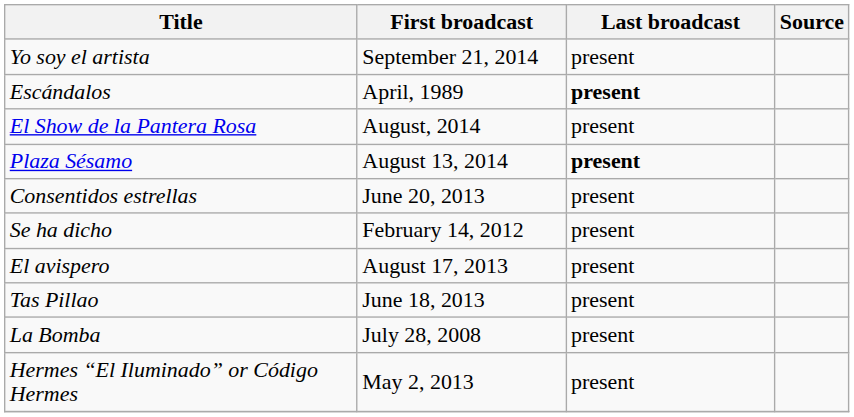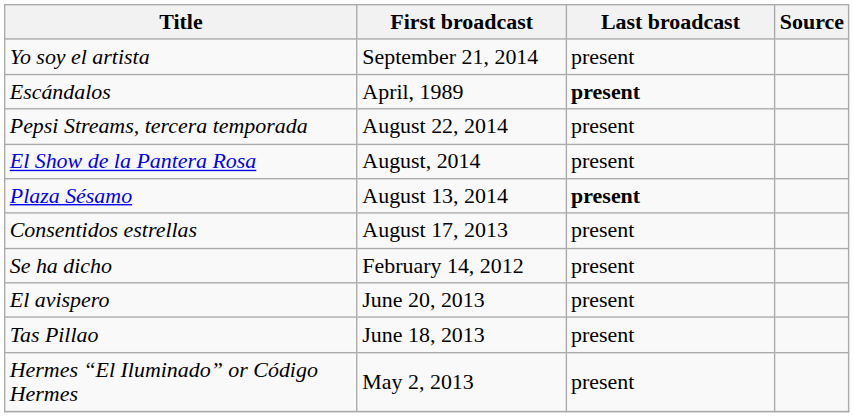+ row: (159, 126)
(424, 195) June 20, 2013 -> (435, 230) August 17, 2013
(435, 265) August 17, 2013 -> (424, 299) June 20, 2013
- row: (55, 334)
